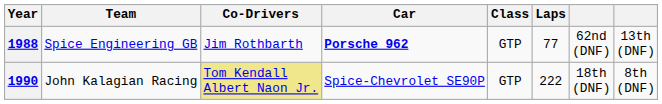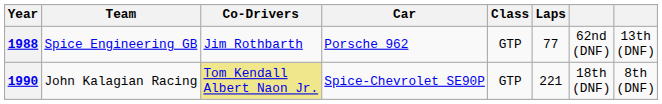(366, 44) bold -> (366, 44) normal
(551, 81) 222 -> (551, 81) 221
